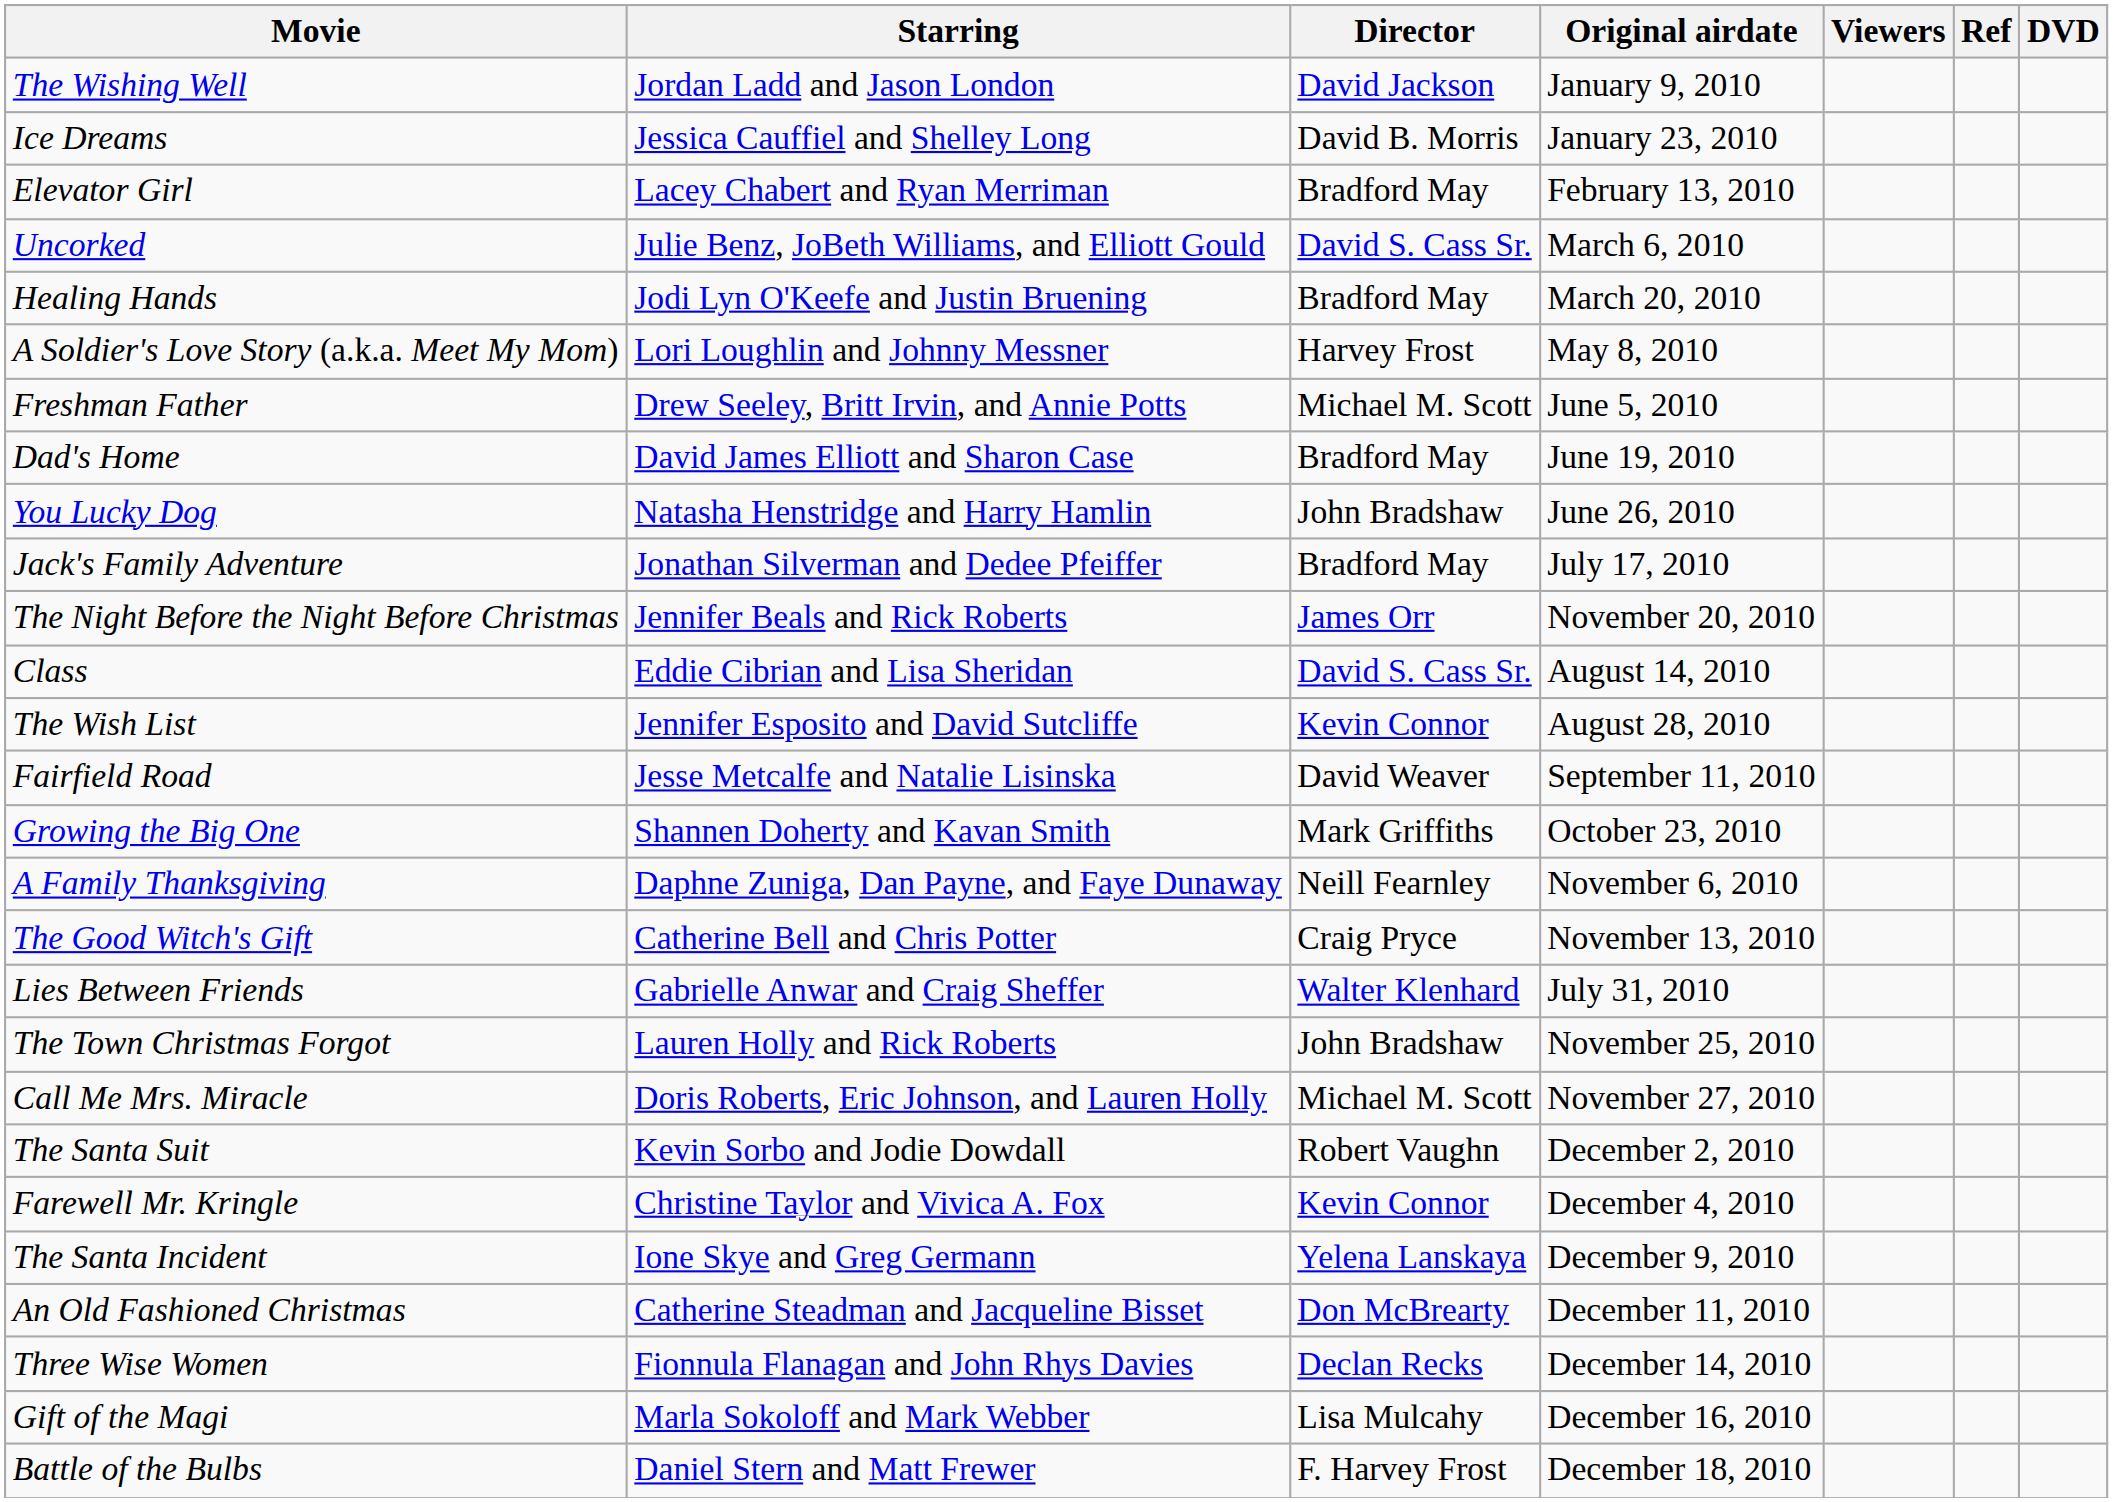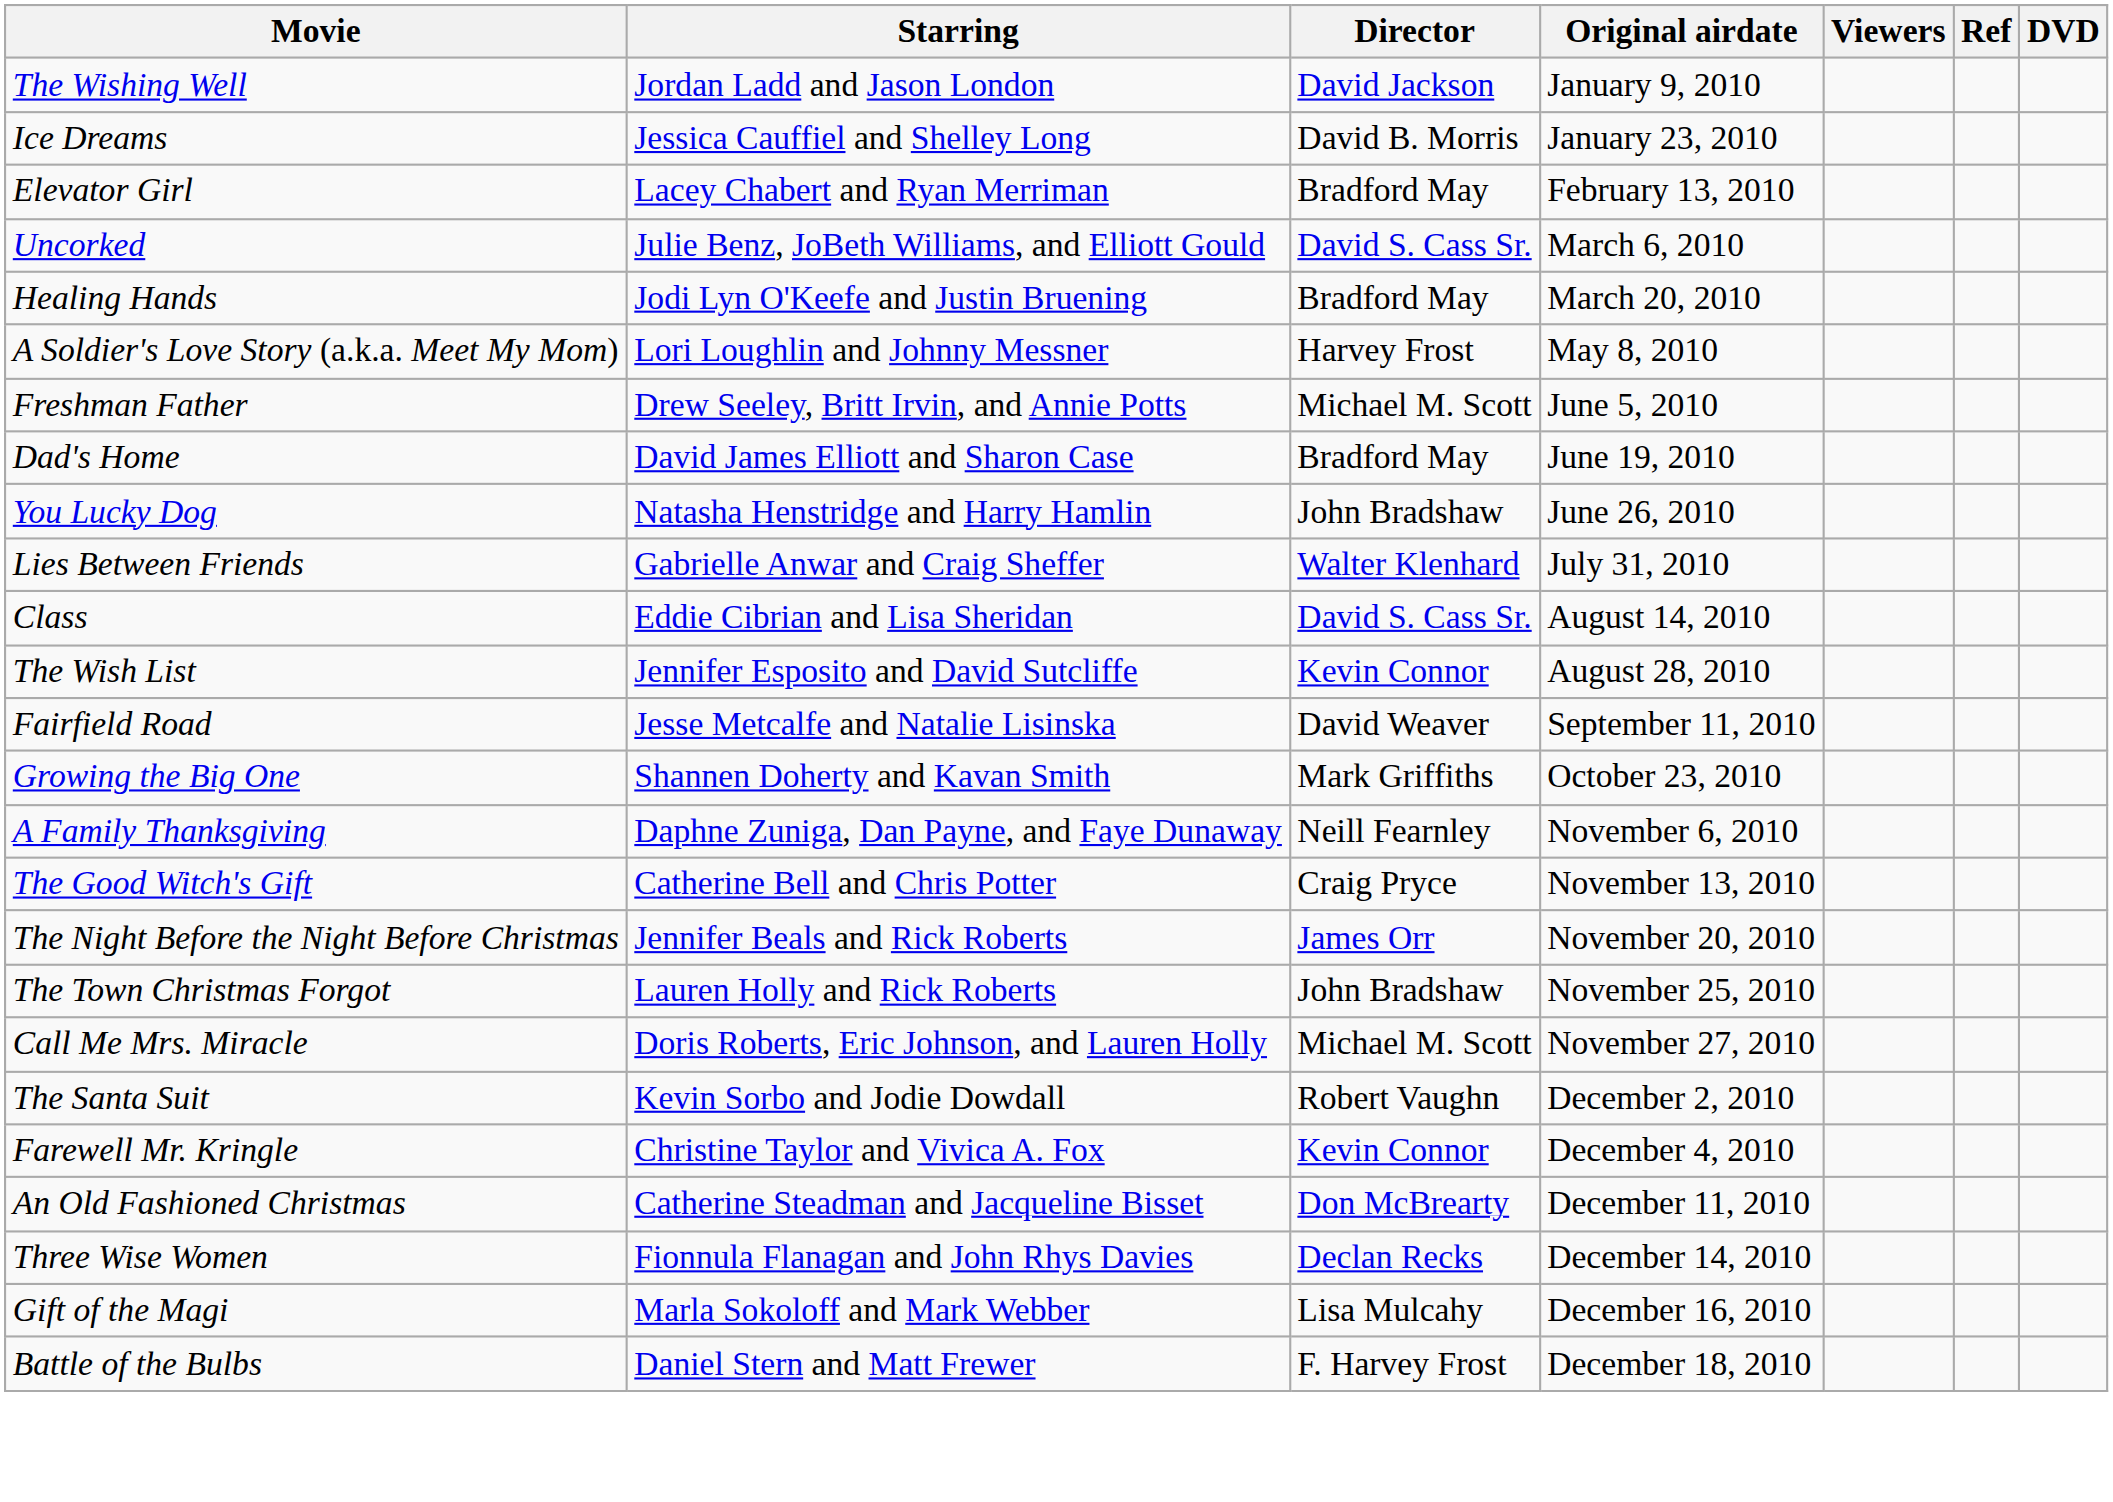- row: (178, 564)
rows swapped: (158, 990) <-> (316, 617)
- row: (140, 1256)
